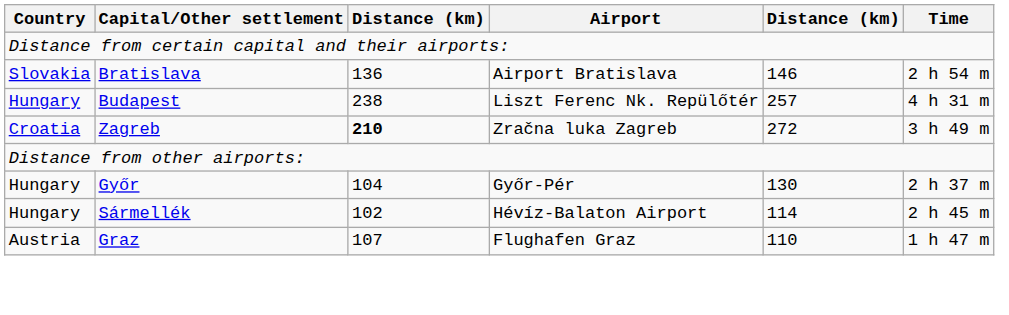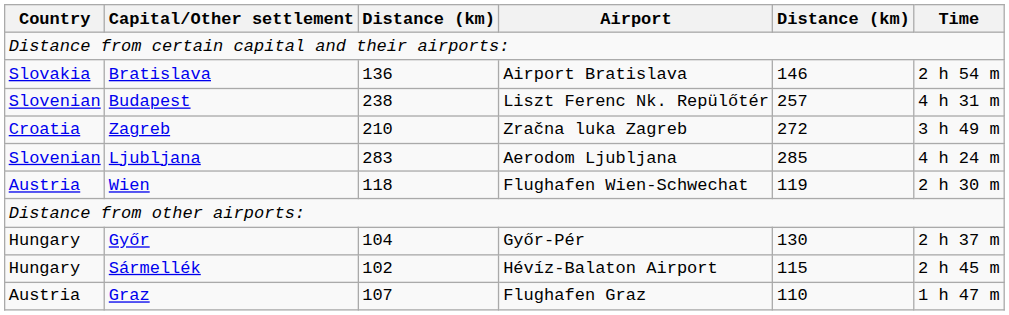(44, 102) Hungary -> (55, 102) Slovenian
(367, 130) bold -> (378, 130) normal
+ row: (155, 157)
+ row: (129, 185)
(782, 213) 114 -> (792, 268) 115
